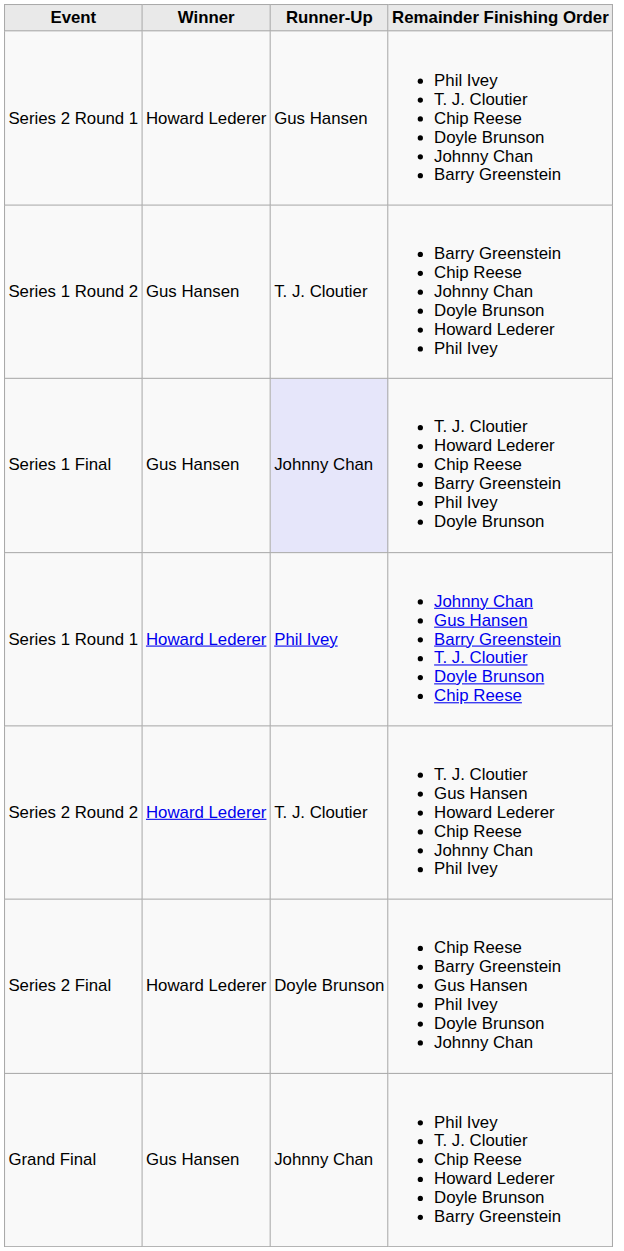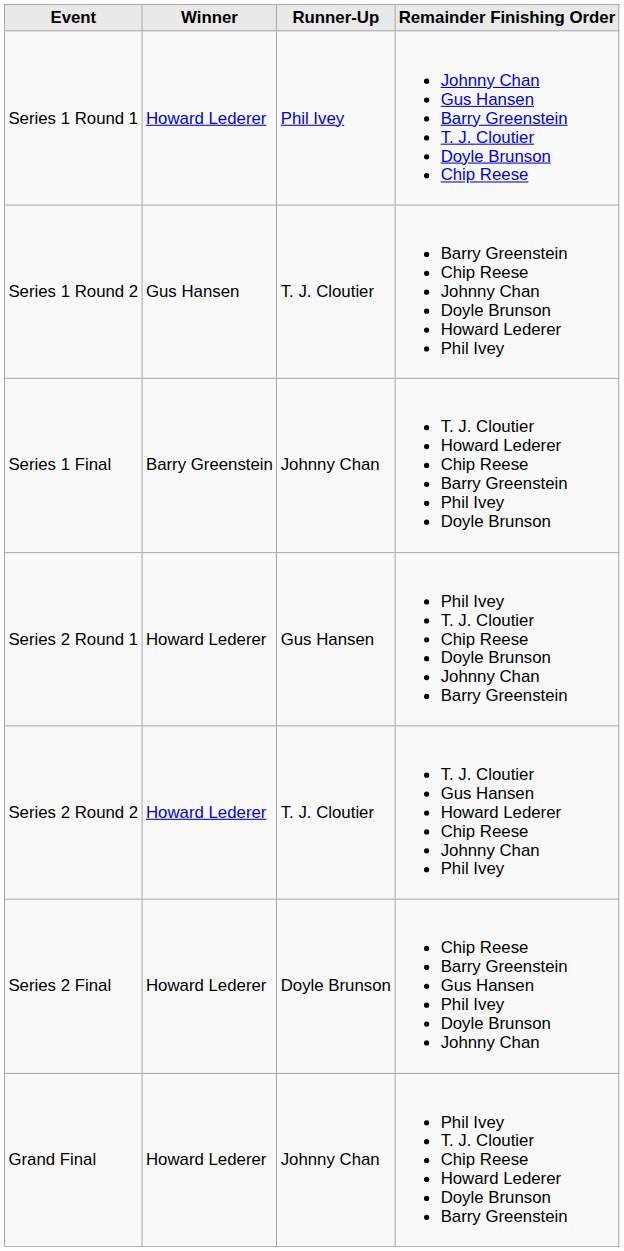rows swapped: (73, 638) <-> (73, 117)
(193, 465) Gus Hansen -> (209, 465) Barry Greenstein
(324, 465) lavender background -> (330, 465) no background
(193, 1159) Gus Hansen -> (206, 1159) Howard Lederer
